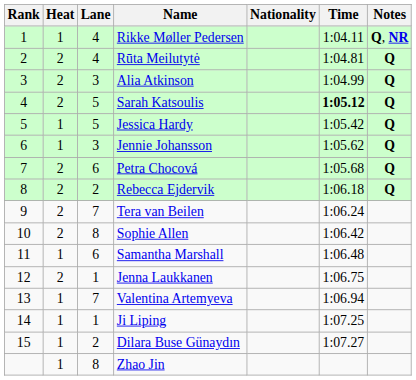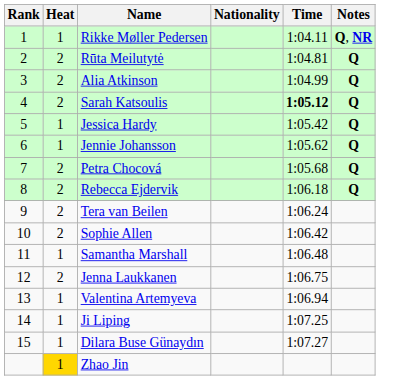- column: (96, 15)
(60, 364) no background -> (60, 364) gold background
